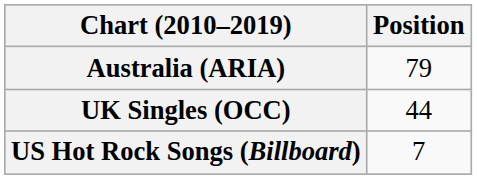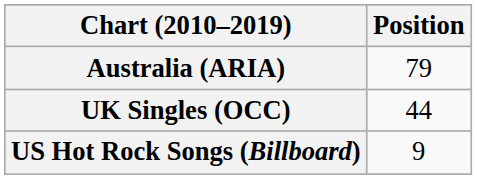(419, 151) 7 -> (419, 151) 9
